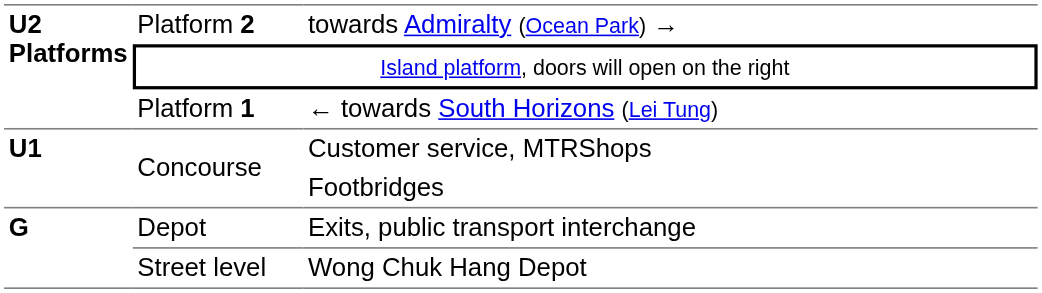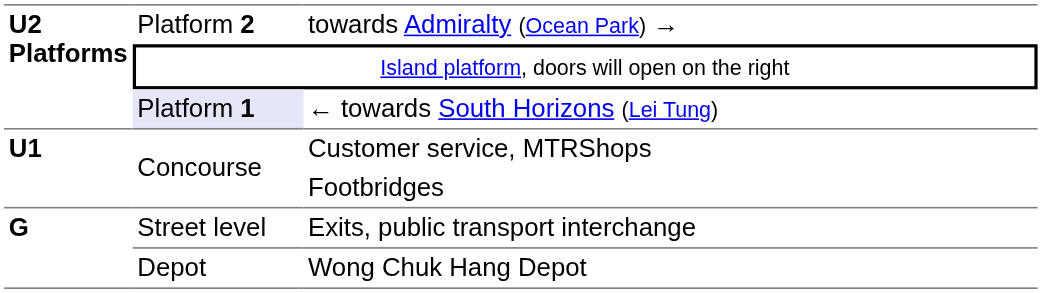(196, 108) no background -> (196, 108) lavender background
(172, 227) Depot -> (202, 227) Street level
(202, 267) Street level -> (172, 267) Depot
